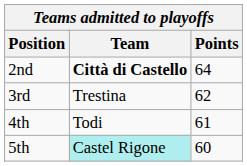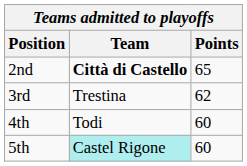(203, 69) 64 -> (203, 69) 65
(203, 122) 61 -> (203, 122) 60
